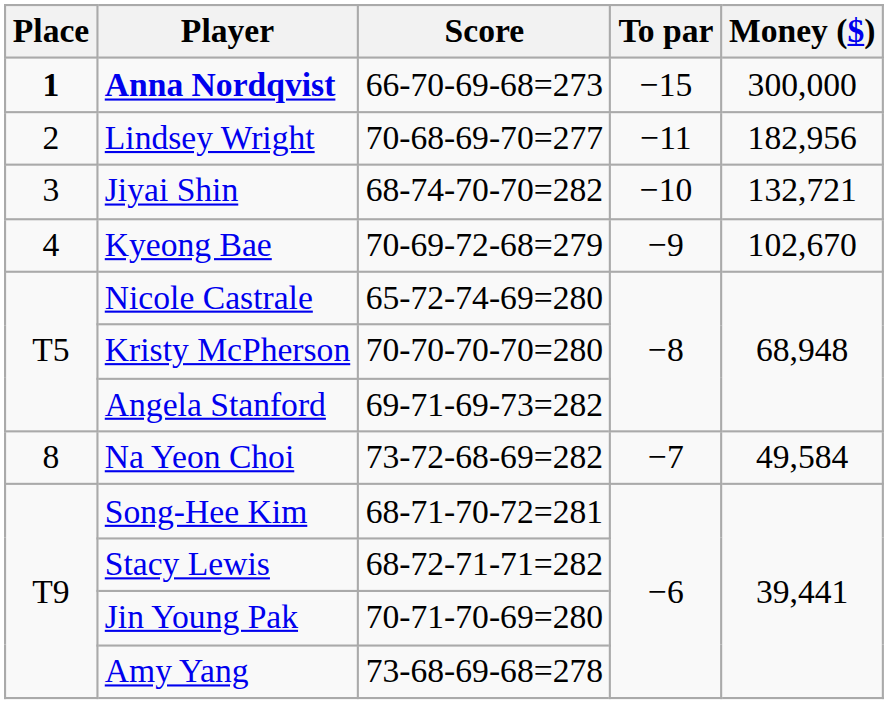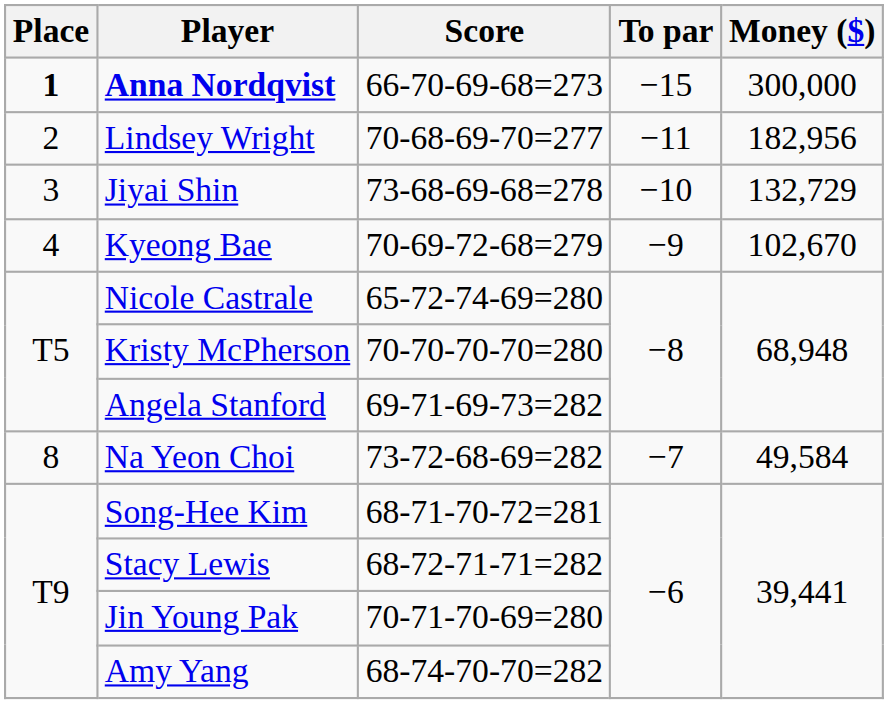(484, 191) 68-74-70-70=282 -> (484, 191) 73-68-69-68=278
(802, 191) 132,721 -> (802, 191) 132,729
(484, 670) 73-68-69-68=278 -> (484, 670) 68-74-70-70=282
